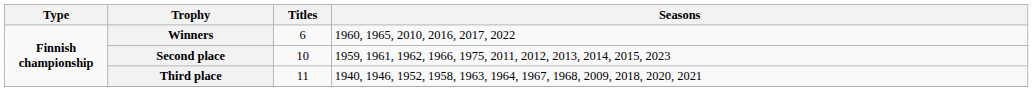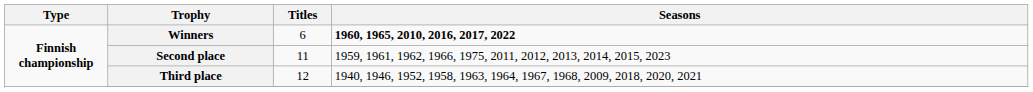(425, 35) normal -> (425, 35) bold
(303, 56) 10 -> (303, 56) 11
(303, 76) 11 -> (303, 76) 12
